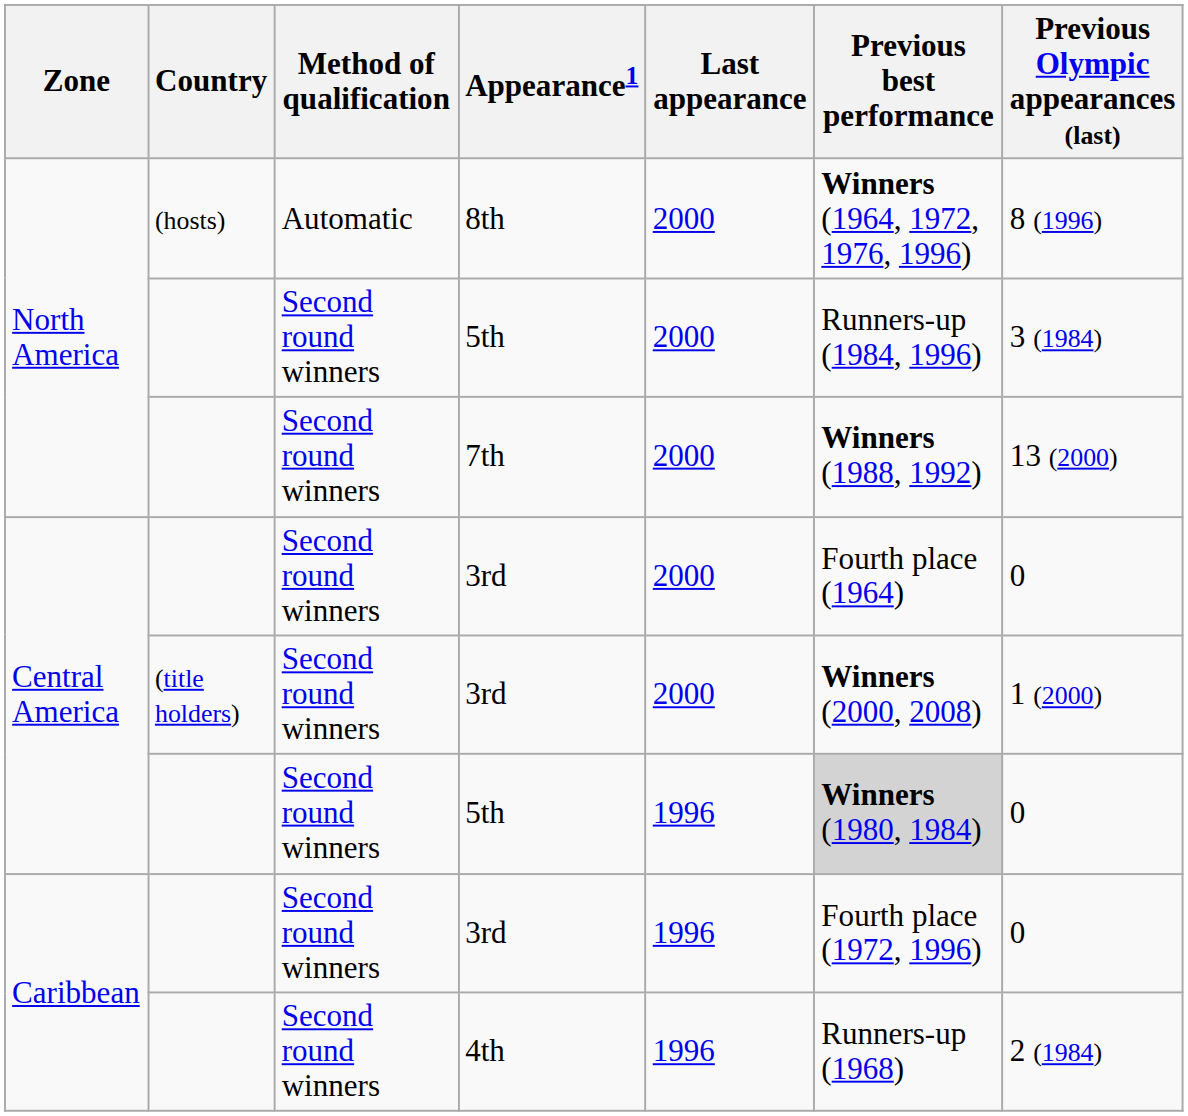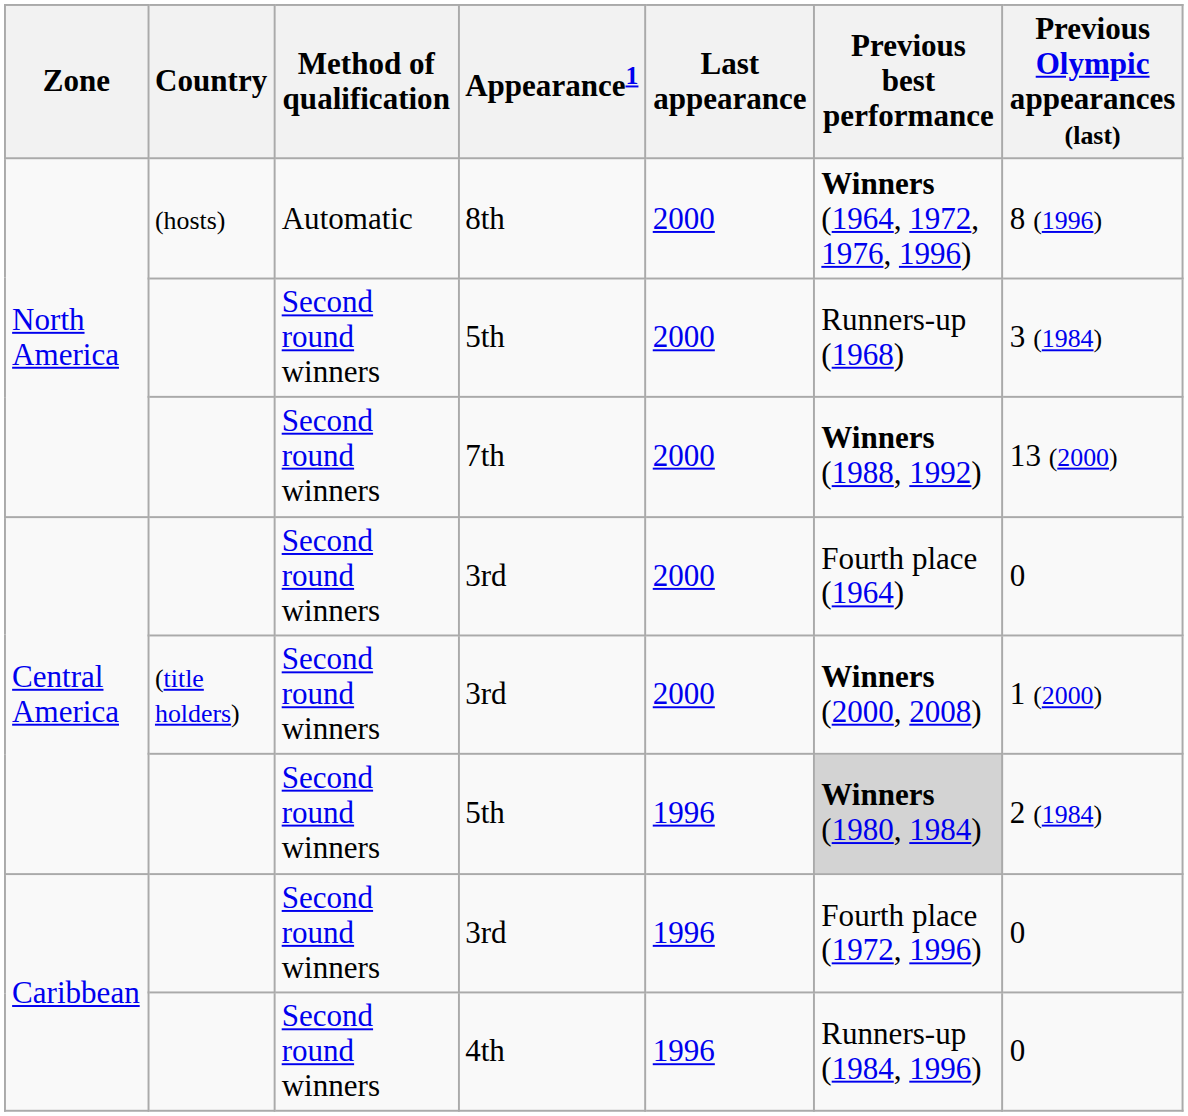(902, 337) Runners-up (1984, 1996) -> (894, 337) Runners-up (1968)
(1018, 813) 0 -> (1056, 813) 2 (1984)
(894, 1051) Runners-up (1968) -> (902, 1051) Runners-up (1984, 1996)
(1056, 1051) 2 (1984) -> (1018, 1051) 0
